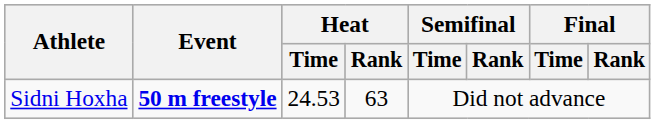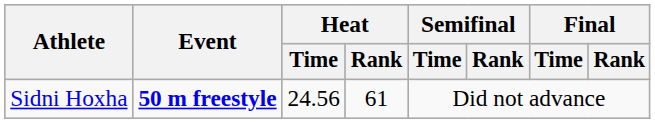(314, 99) 24.53 -> (314, 99) 24.56
(376, 99) 63 -> (376, 99) 61
